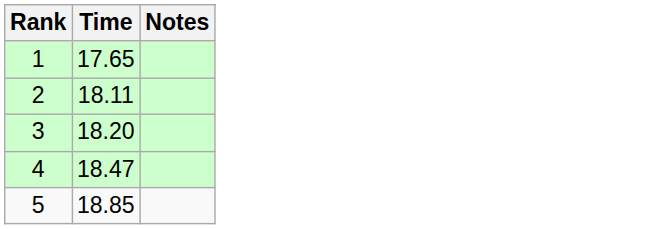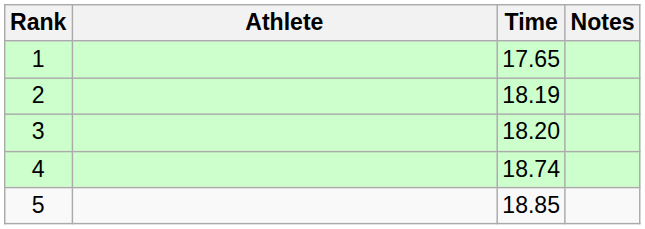+ column: (284, 22)
(106, 95) 18.11 -> (531, 95) 18.19
(106, 168) 18.47 -> (531, 168) 18.74
